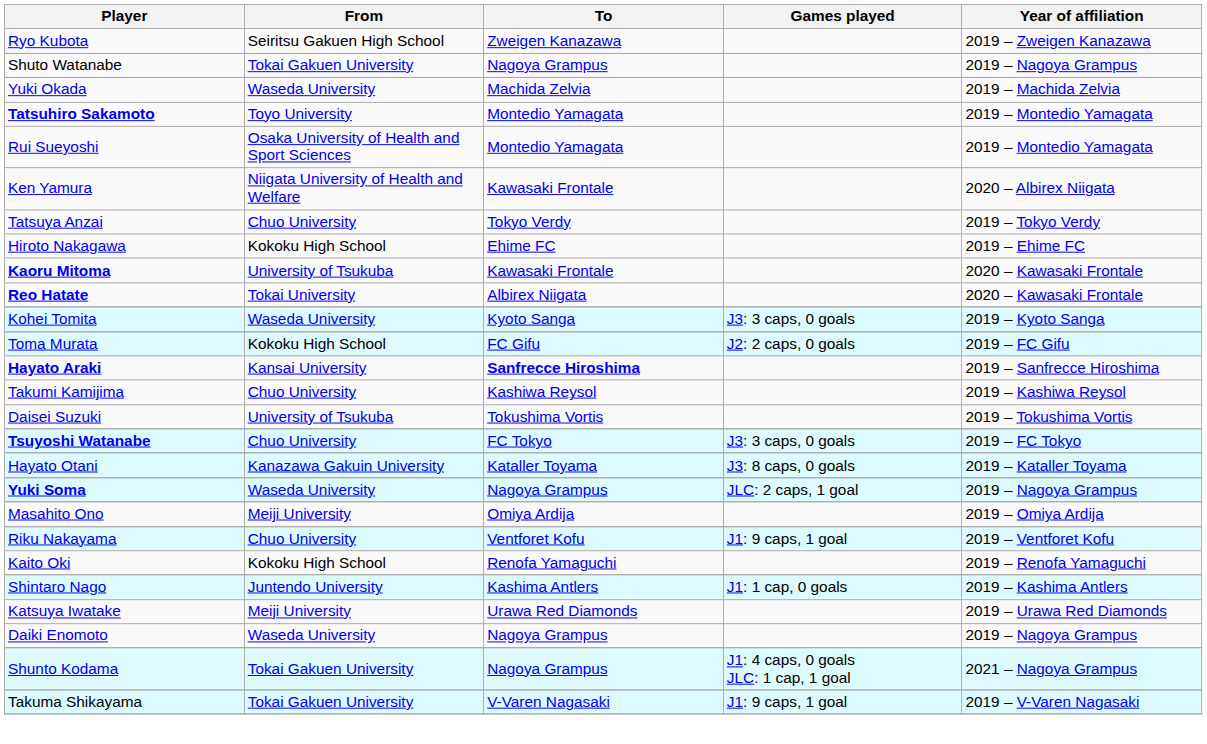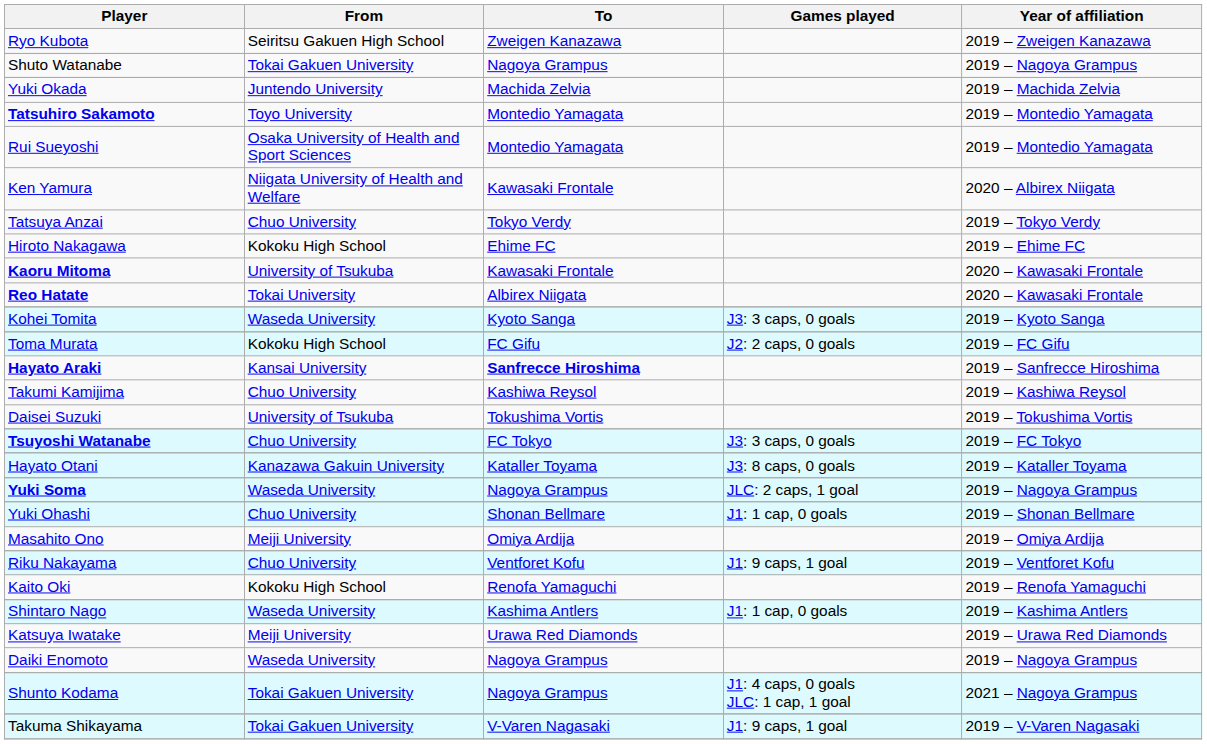(311, 89) Waseda University -> (315, 89) Juntendo University
+ row: (49, 514)
(315, 587) Juntendo University -> (311, 611) Waseda University
